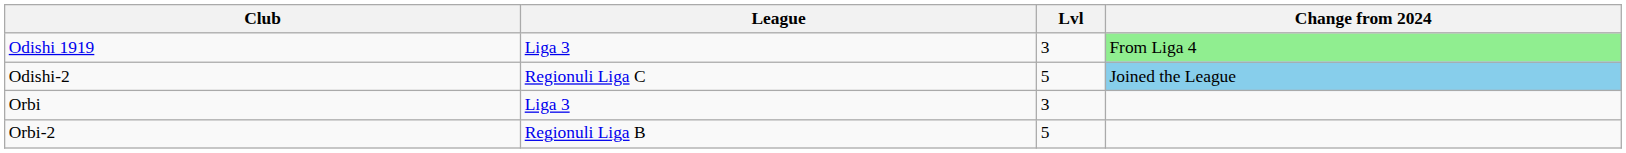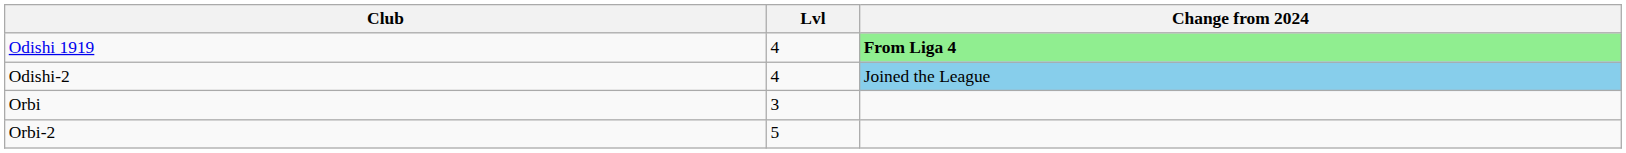- column: (779, 18)
(1045, 47) 3 -> (775, 47) 4
(1153, 47) normal -> (910, 47) bold
(1045, 75) 5 -> (775, 75) 4
